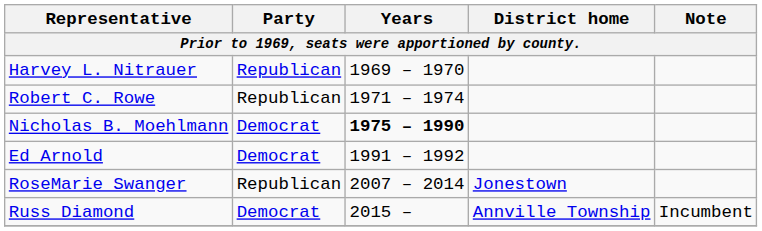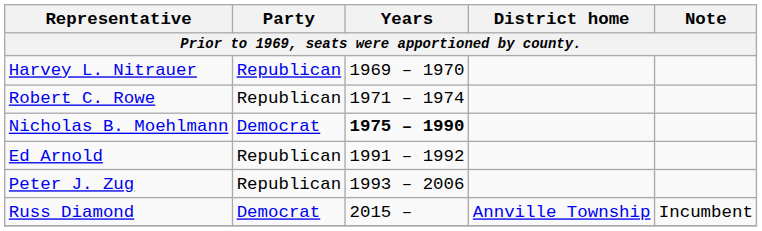(278, 155) Democrat -> (289, 155) Republican
+ row: (72, 184)
- row: (98, 184)
